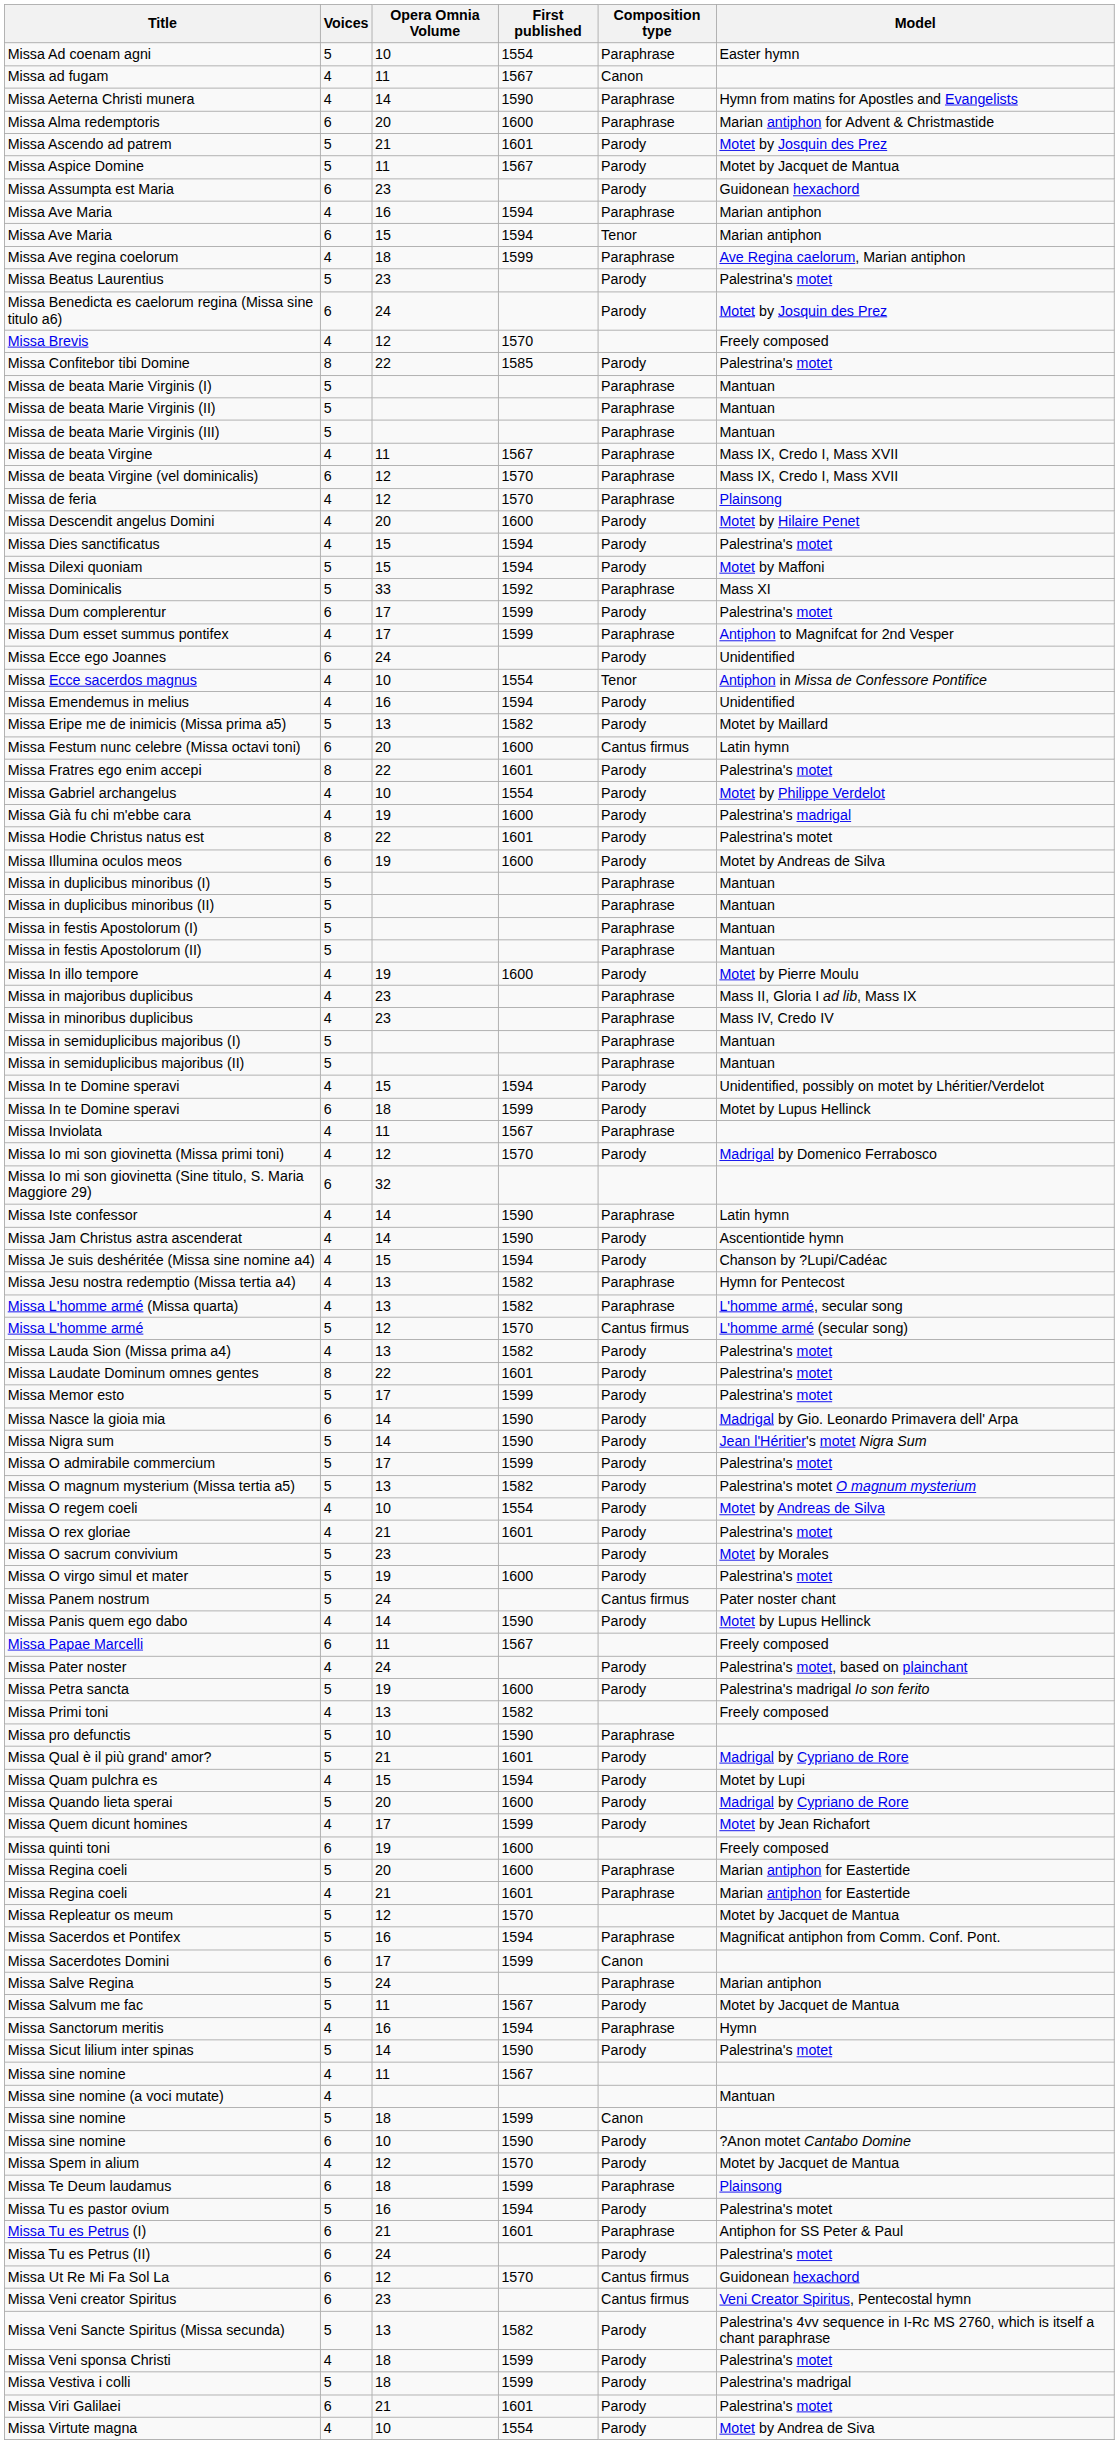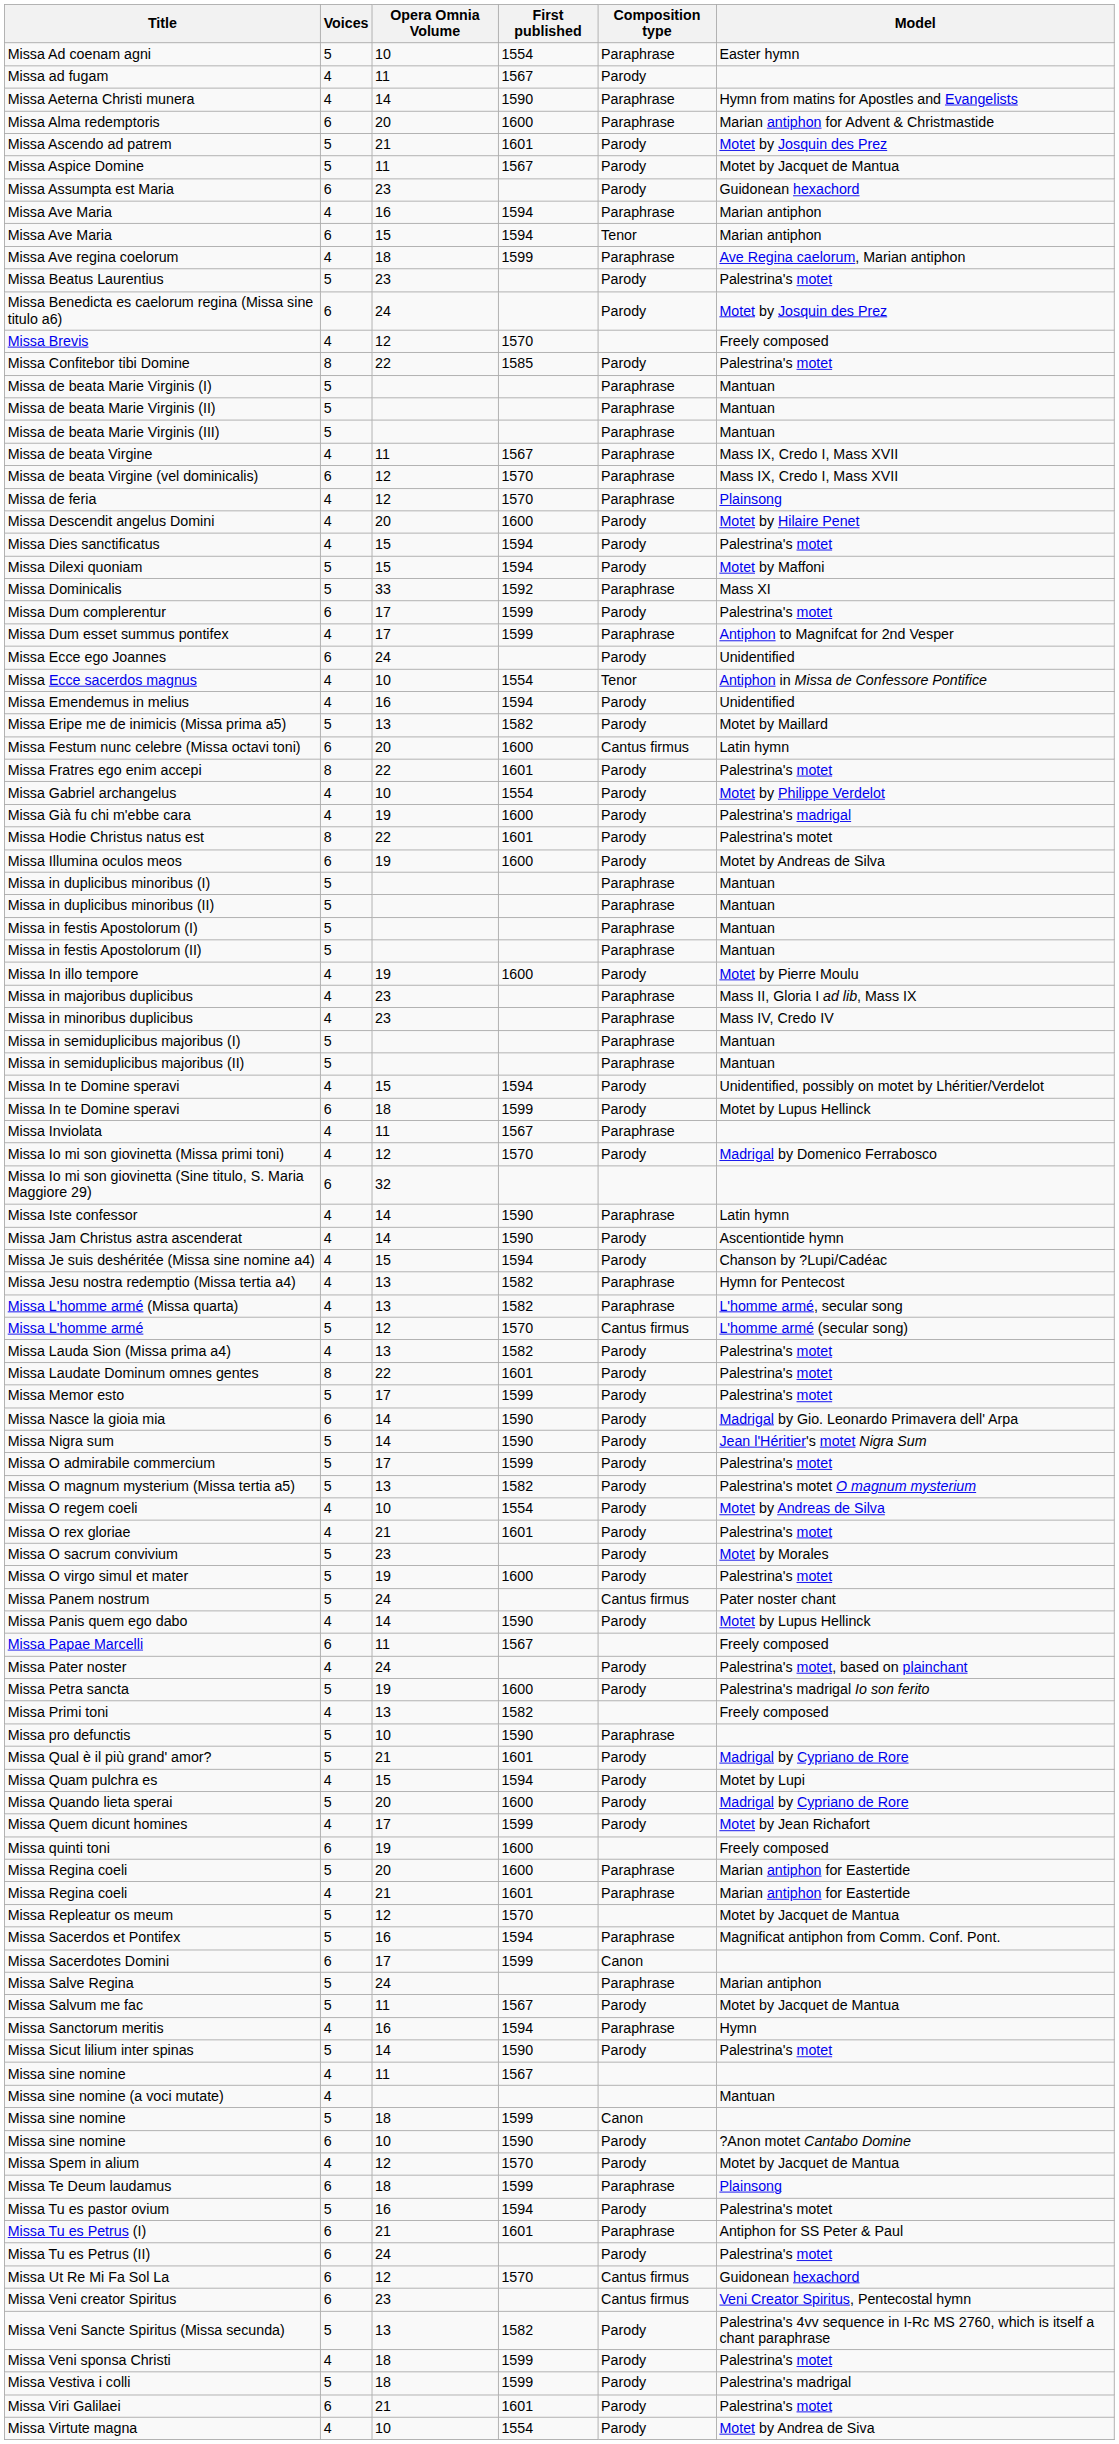(622, 76) Canon -> (624, 76) Parody
